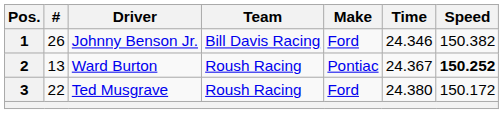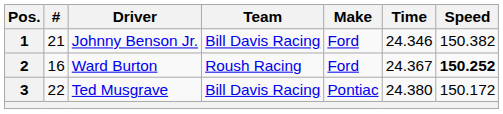(56, 41) 26 -> (56, 41) 21
(56, 65) 13 -> (56, 65) 16
(353, 65) Pontiac -> (343, 65) Ford
(253, 90) Roush Racing -> (263, 90) Bill Davis Racing
(343, 90) Ford -> (353, 90) Pontiac
